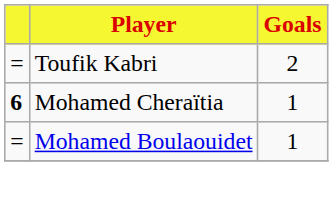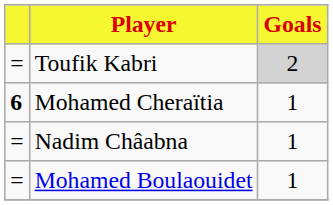(292, 63) no background -> (292, 63) lightgrey background
+ row: (111, 141)
